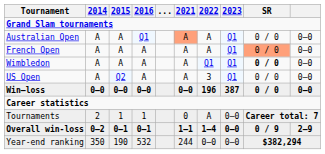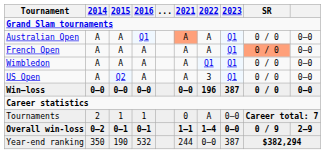(267, 63) bold -> (267, 63) normal
(232, 142) 0–0 -> (232, 142) 387
